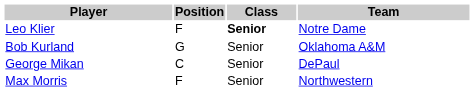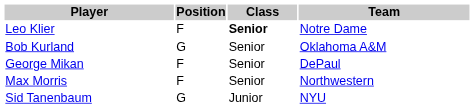(179, 63) C -> (180, 63) F
+ row: (49, 98)
